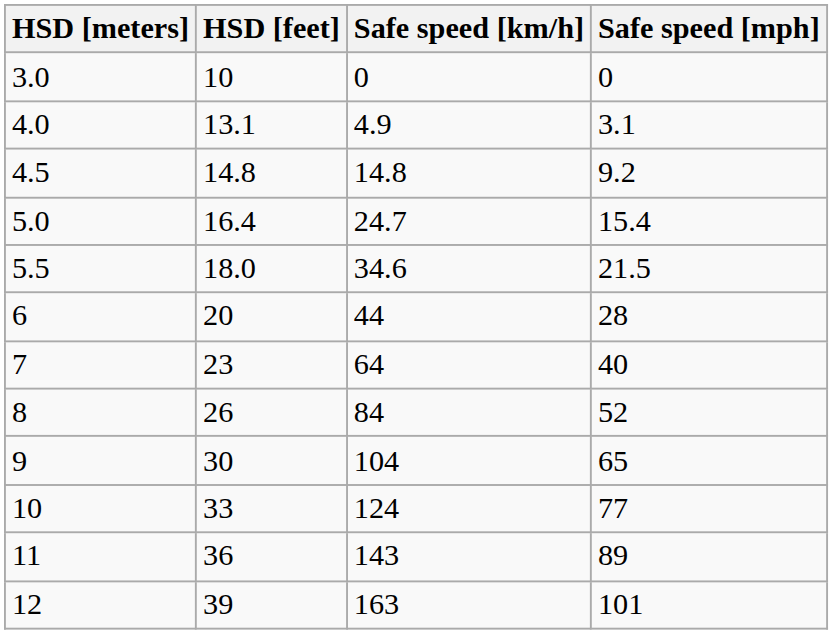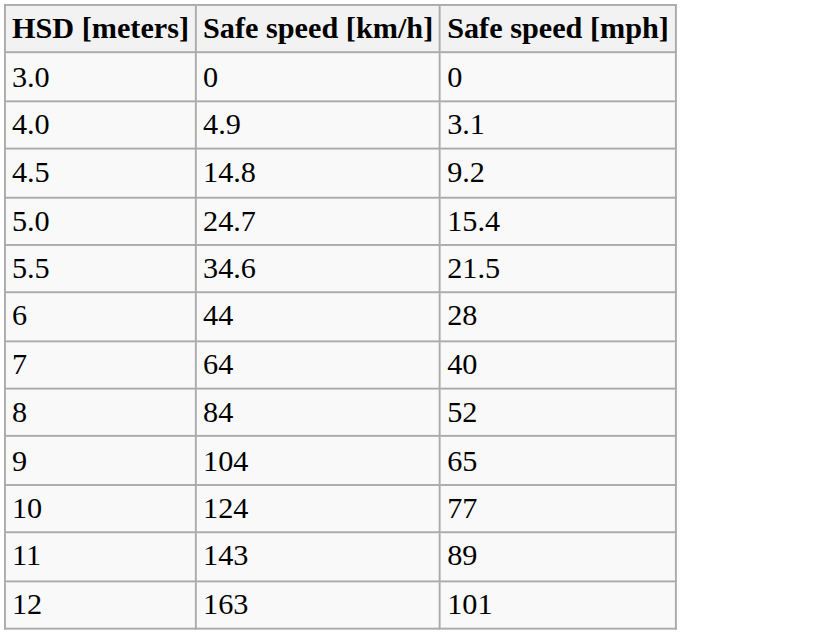- column: (271, 28)
